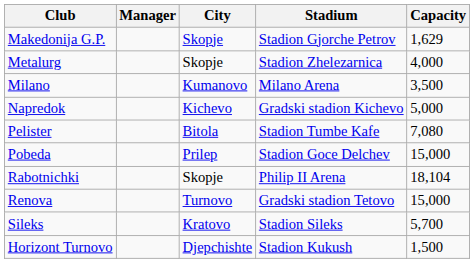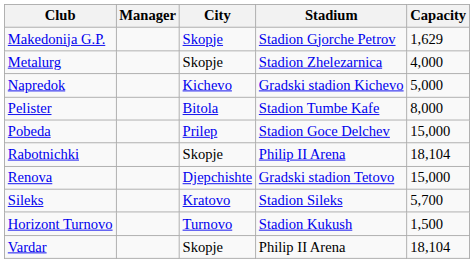- row: (29, 85)
(427, 131) 7,080 -> (427, 108) 8,000
(207, 200) Turnovo -> (217, 177) Djepchishte
(217, 246) Djepchishte -> (207, 223) Turnovo
+ row: (27, 246)
